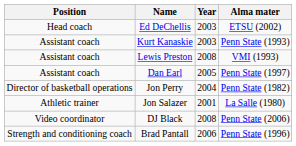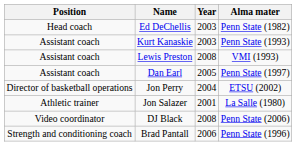(255, 27) ETSU (2002) -> (255, 27) Penn State (1982)
(255, 88) Penn State (1982) -> (255, 88) ETSU (2002)
